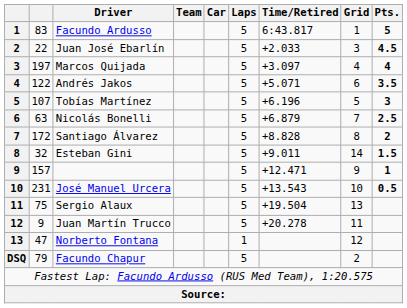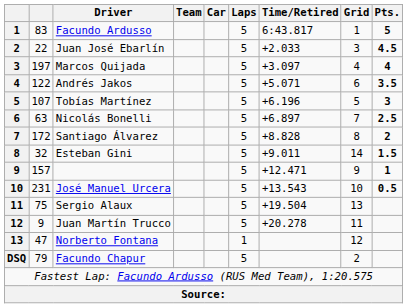(281, 119) +6.879 -> (281, 119) +6.897
